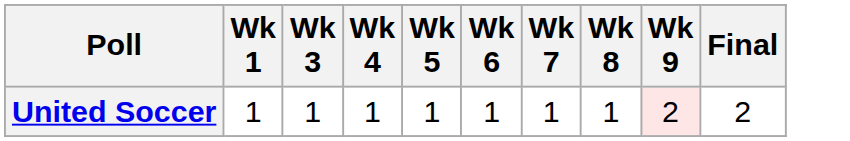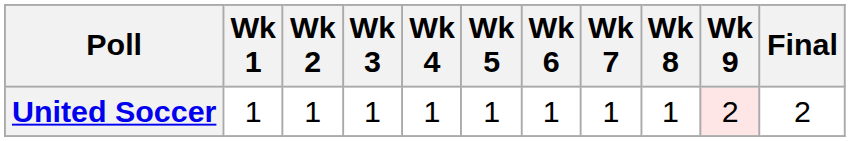+ column: (313, 45)
